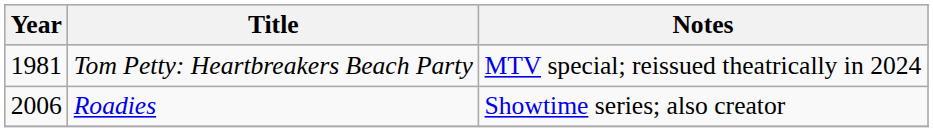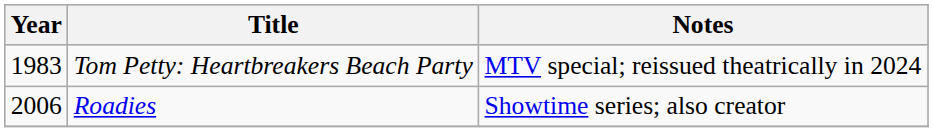(36, 65) 1981 -> (36, 65) 1983
